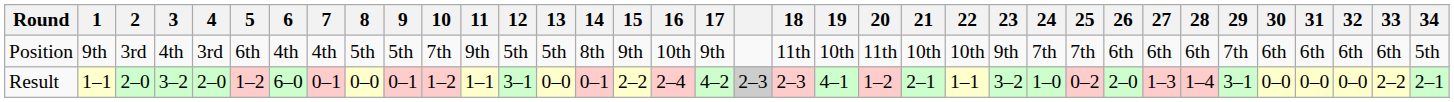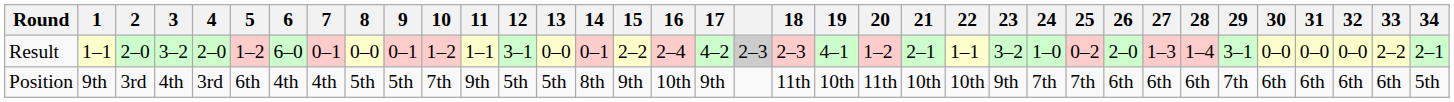rows swapped: (34, 81) <-> (41, 50)
